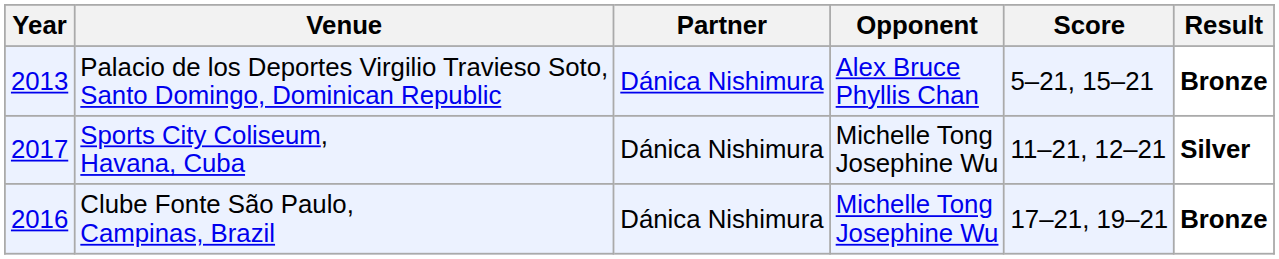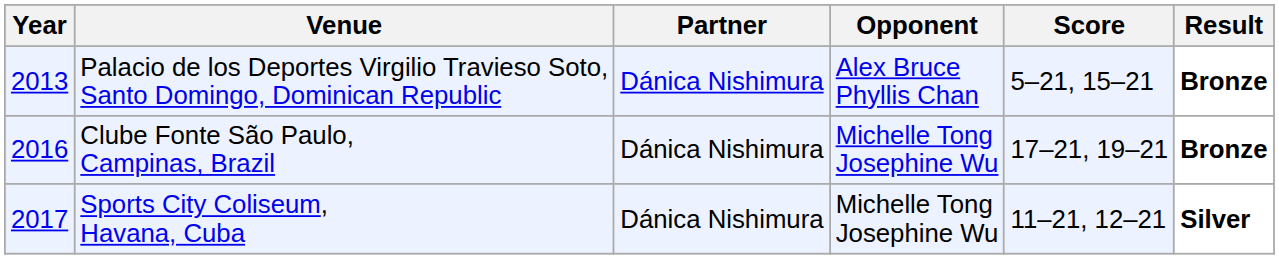rows swapped: (217, 219) <-> (204, 150)
